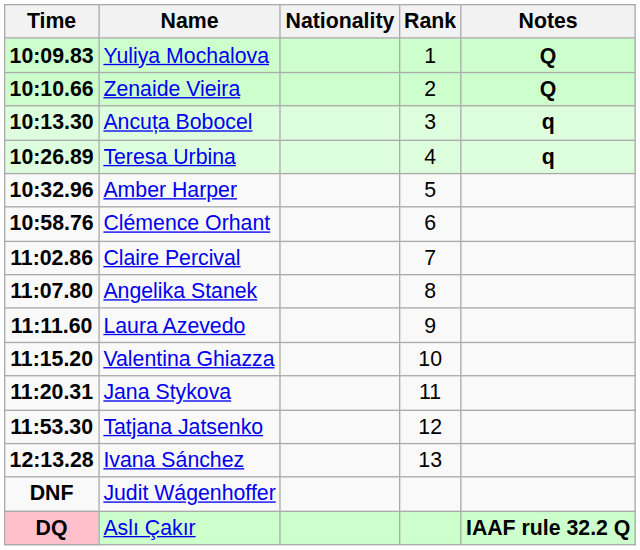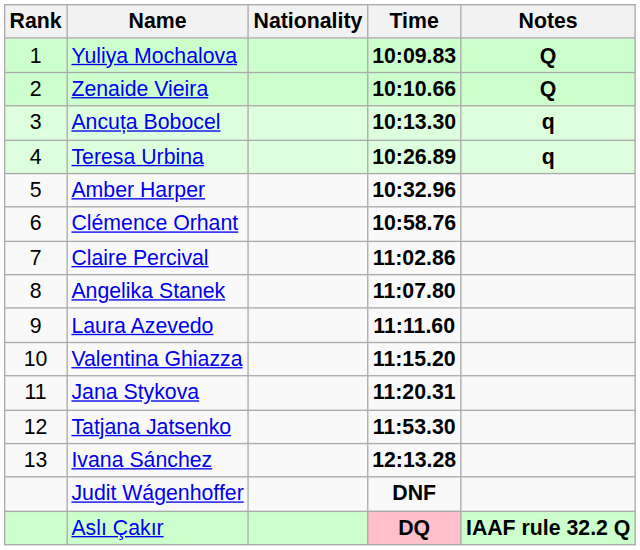columns swapped: (430, 21) <-> (52, 21)
